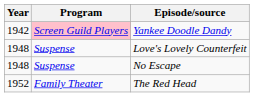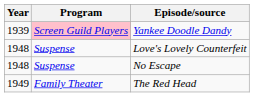(18, 30) 1942 -> (18, 30) 1939
(18, 83) 1952 -> (18, 83) 1949
